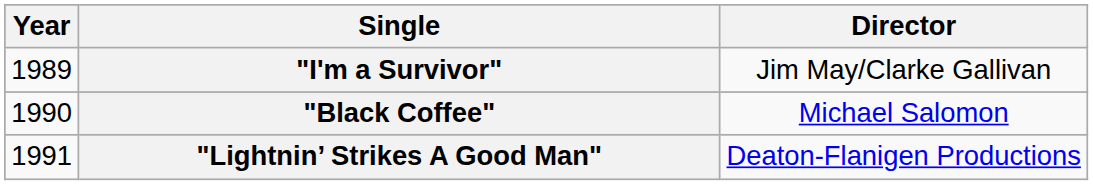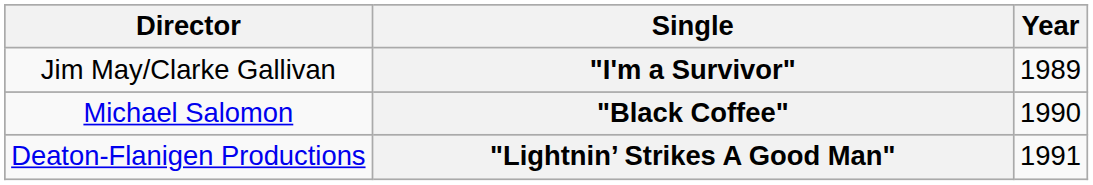columns swapped: (42, 26) <-> (904, 26)
